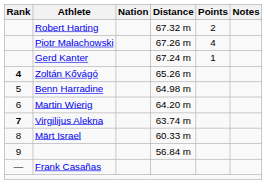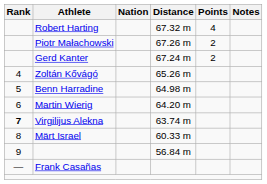(213, 27) 2 -> (213, 27) 4
(213, 43) 4 -> (213, 43) 2
(213, 58) 1 -> (213, 58) 2
(18, 74) bold -> (18, 74) normal
